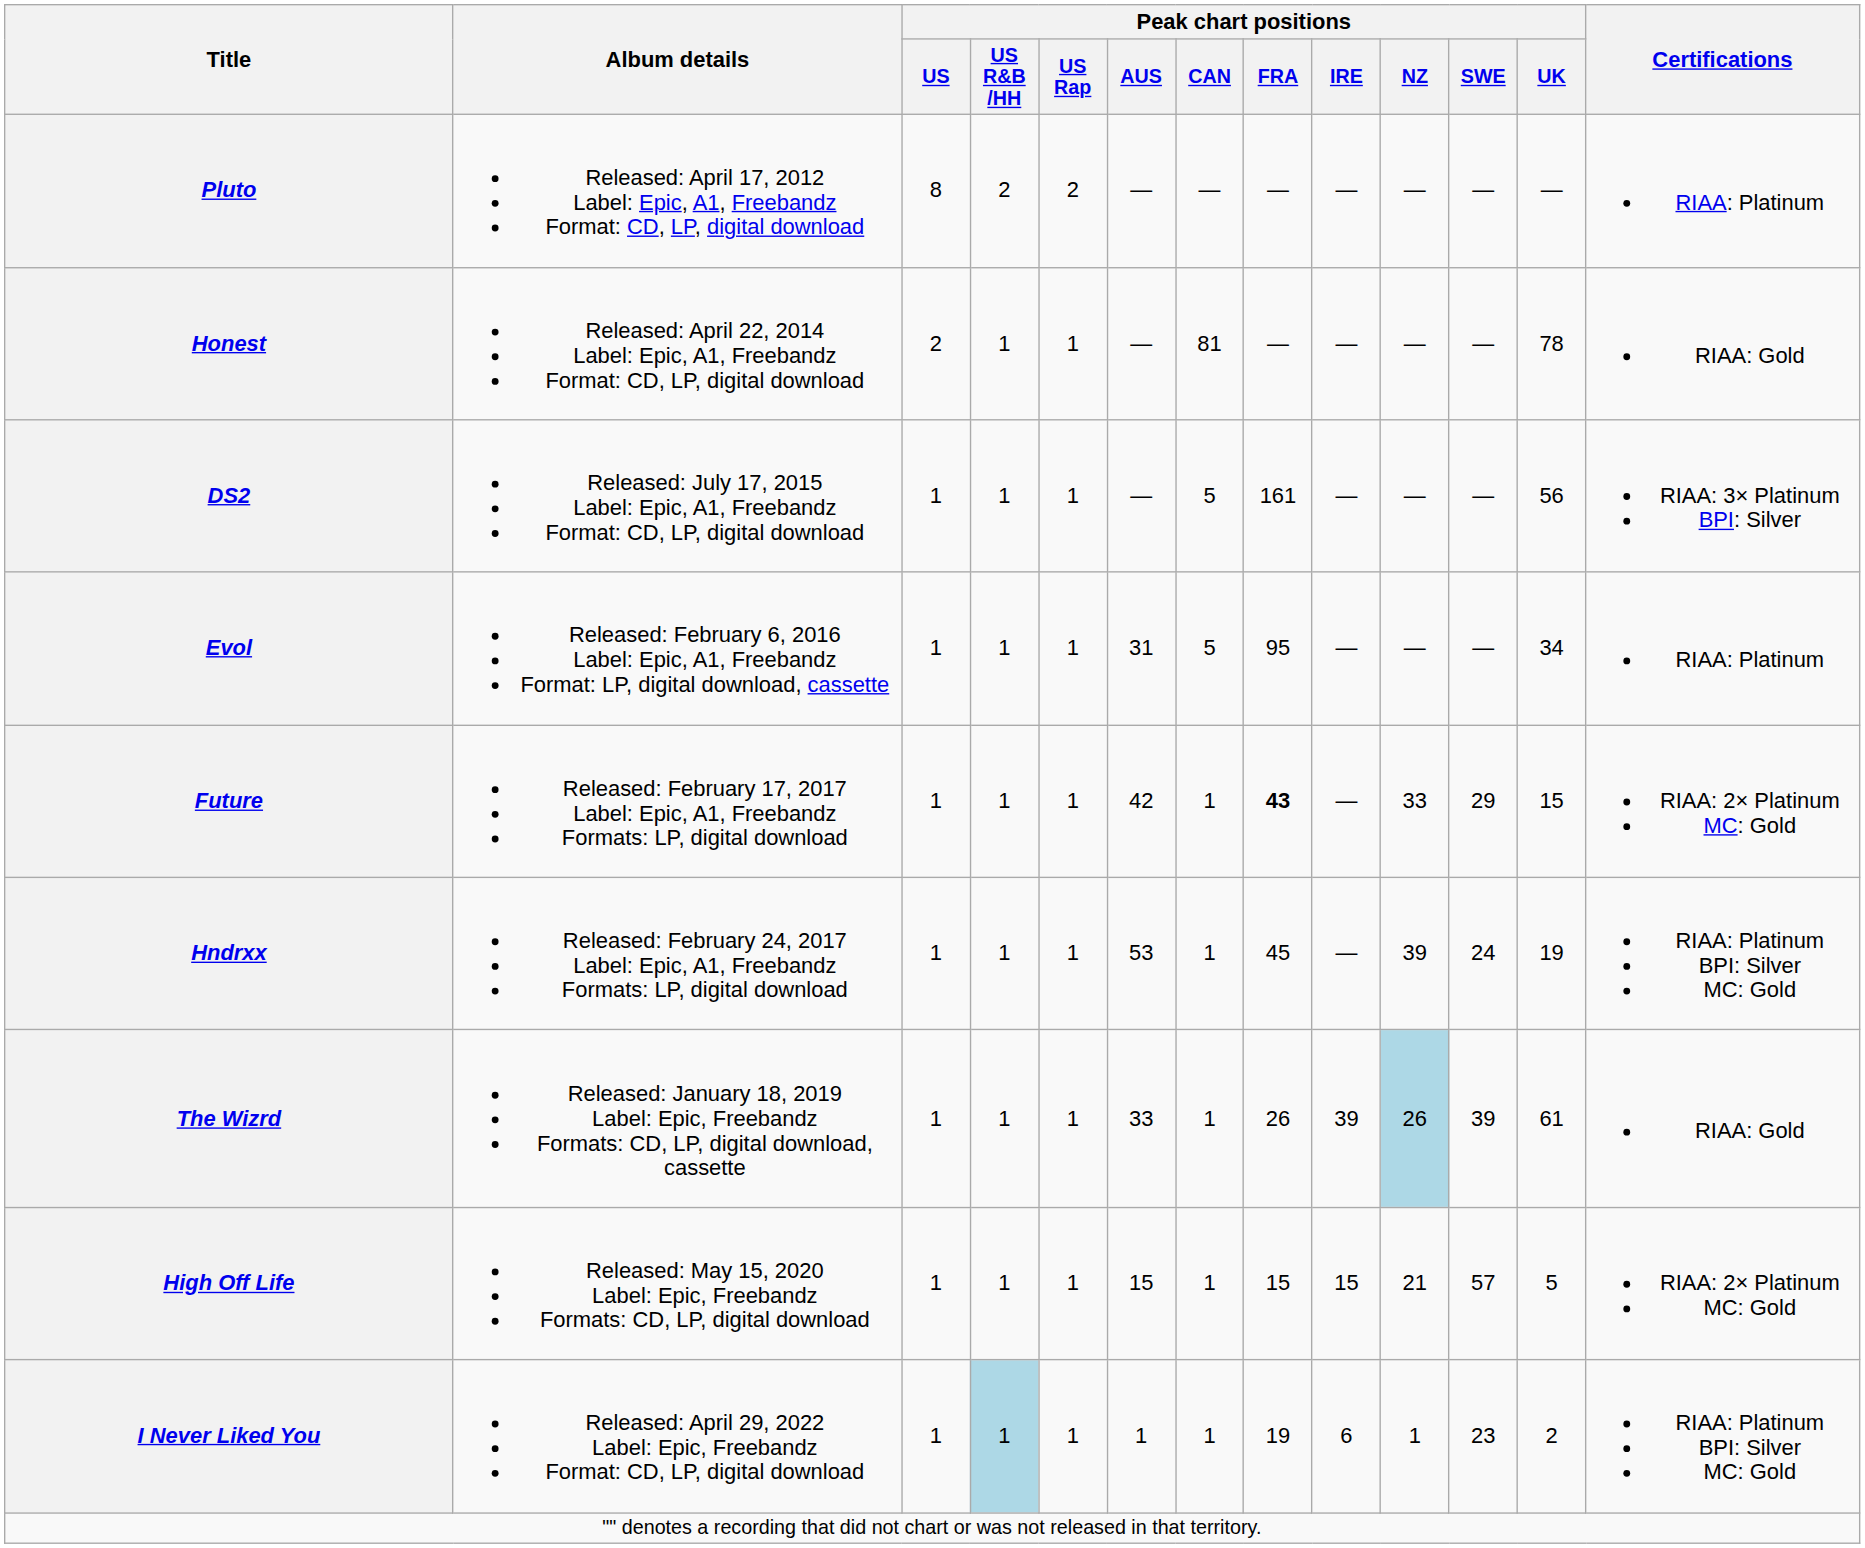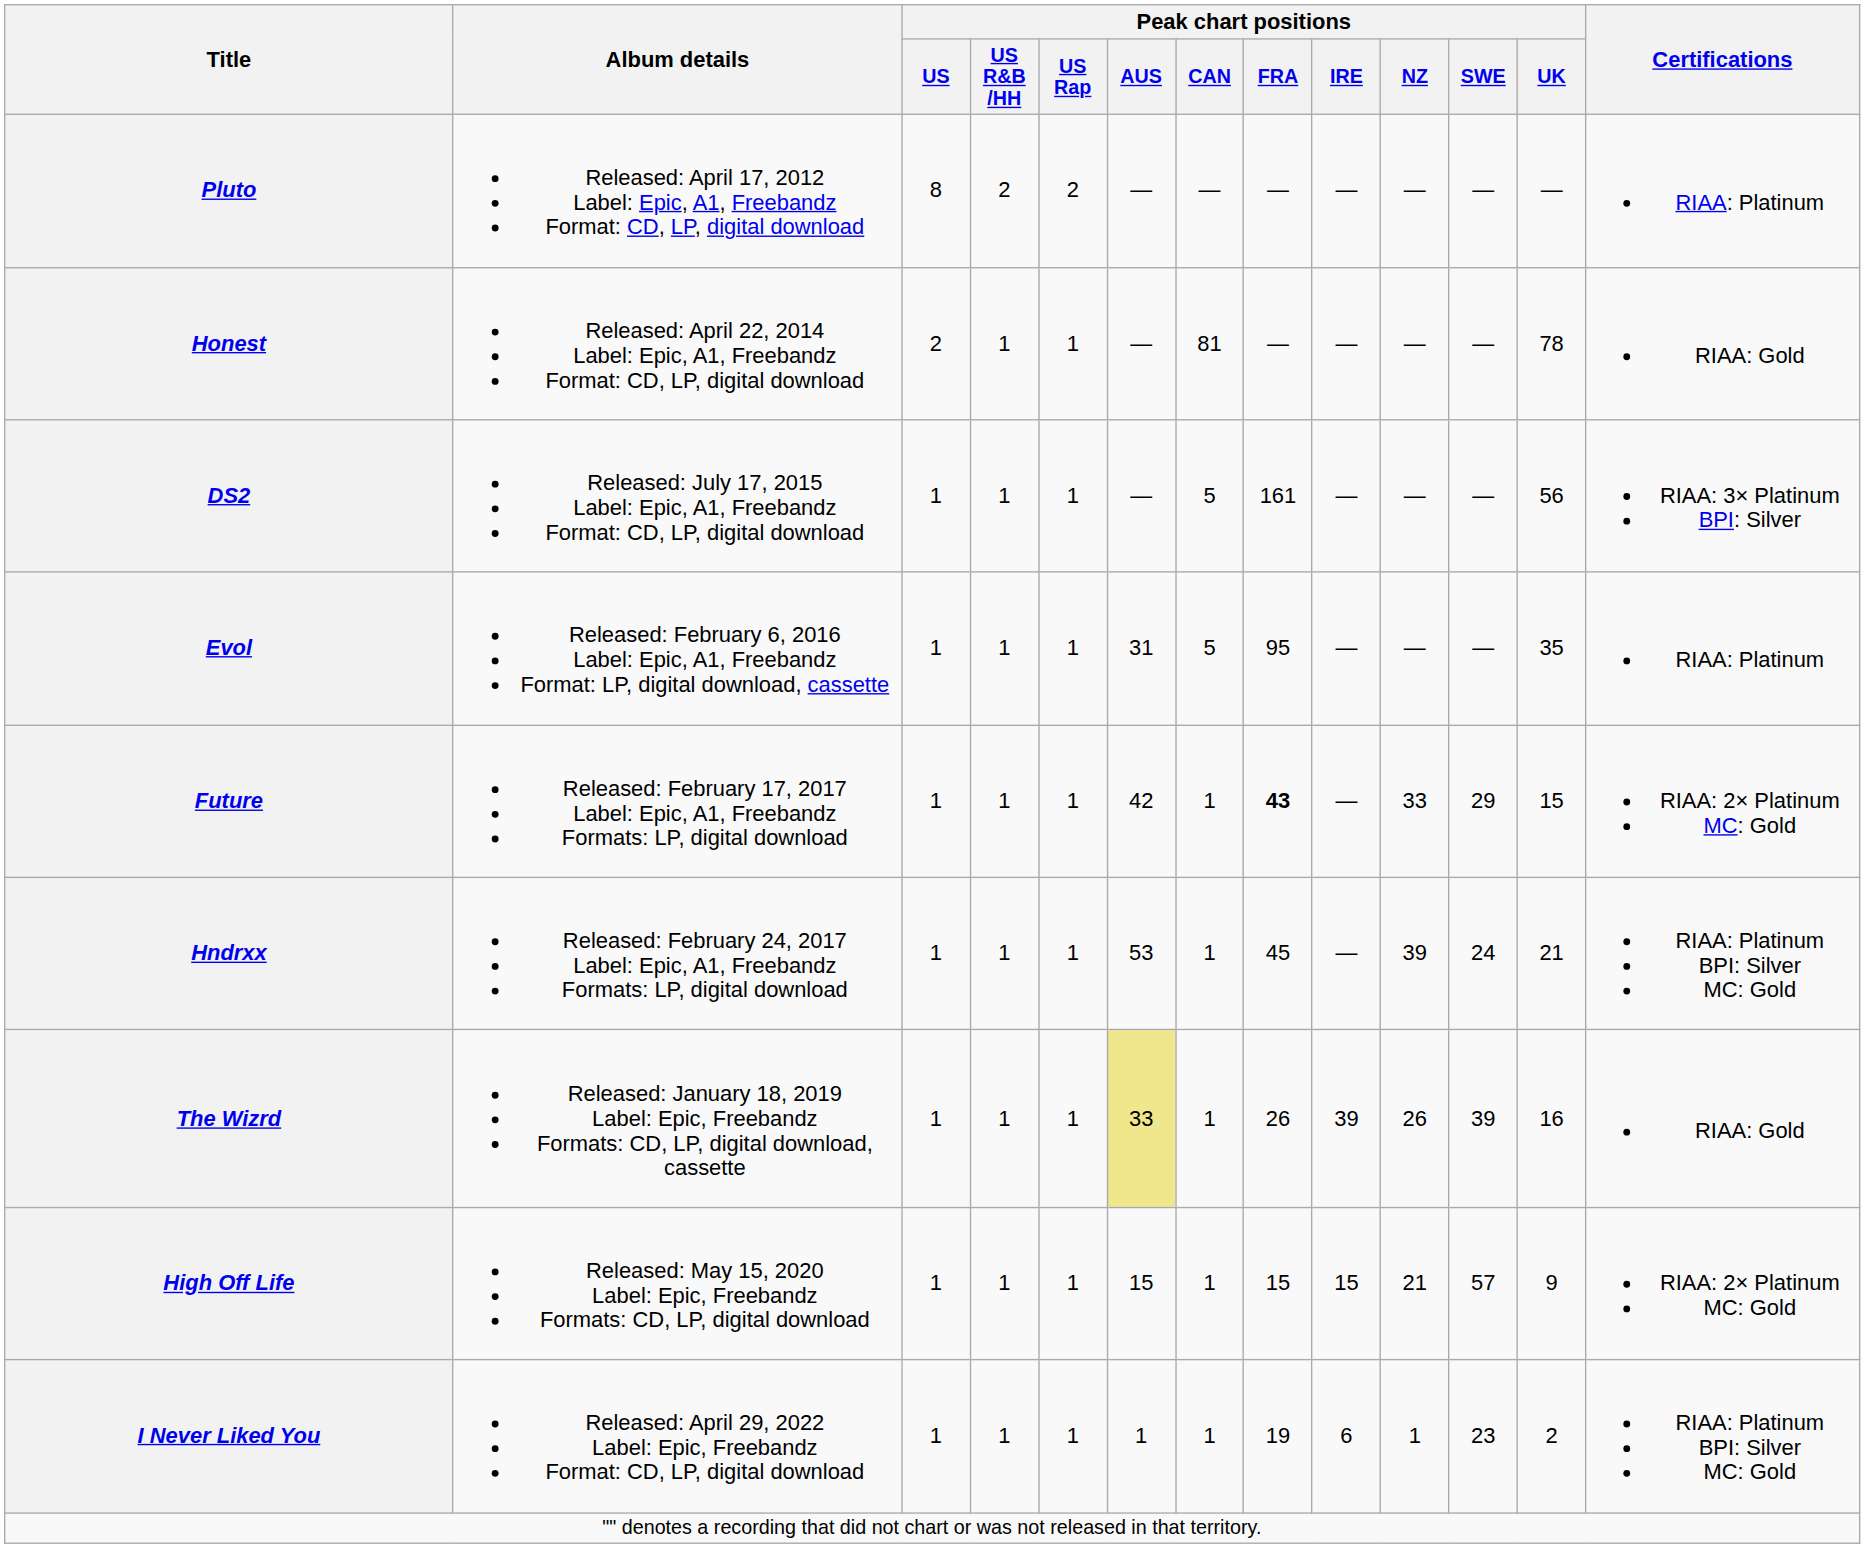(1552, 648) 34 -> (1552, 648) 35
(1552, 953) 19 -> (1552, 953) 21
(1141, 1118) no background -> (1141, 1118) khaki background
(1415, 1118) lightblue background -> (1415, 1118) no background
(1552, 1118) 61 -> (1552, 1118) 16
(1552, 1283) 5 -> (1552, 1283) 9
(1004, 1435) lightblue background -> (1004, 1435) no background
